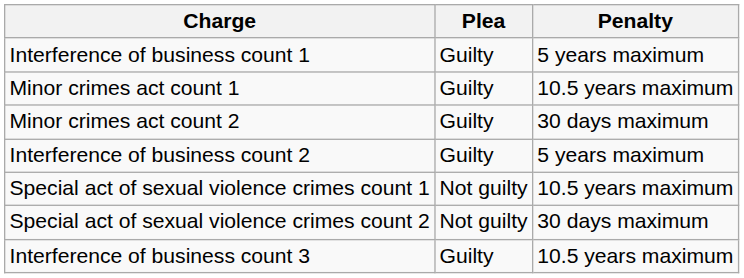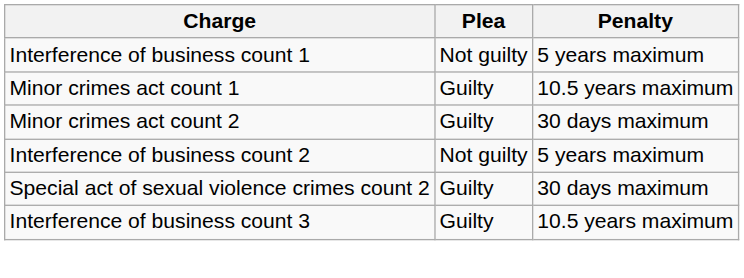(467, 54) Guilty -> (484, 54) Not guilty
(467, 155) Guilty -> (484, 155) Not guilty
- row: (220, 188)
(484, 222) Not guilty -> (467, 188) Guilty
